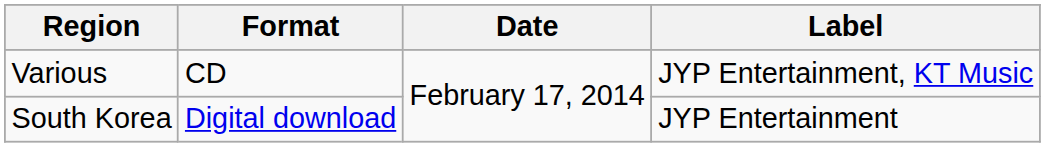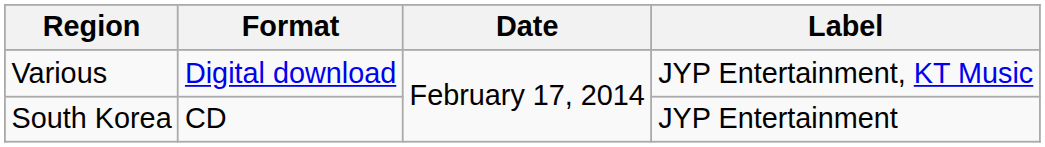(206, 73) CD -> (291, 73) Digital download
(291, 118) Digital download -> (206, 118) CD
